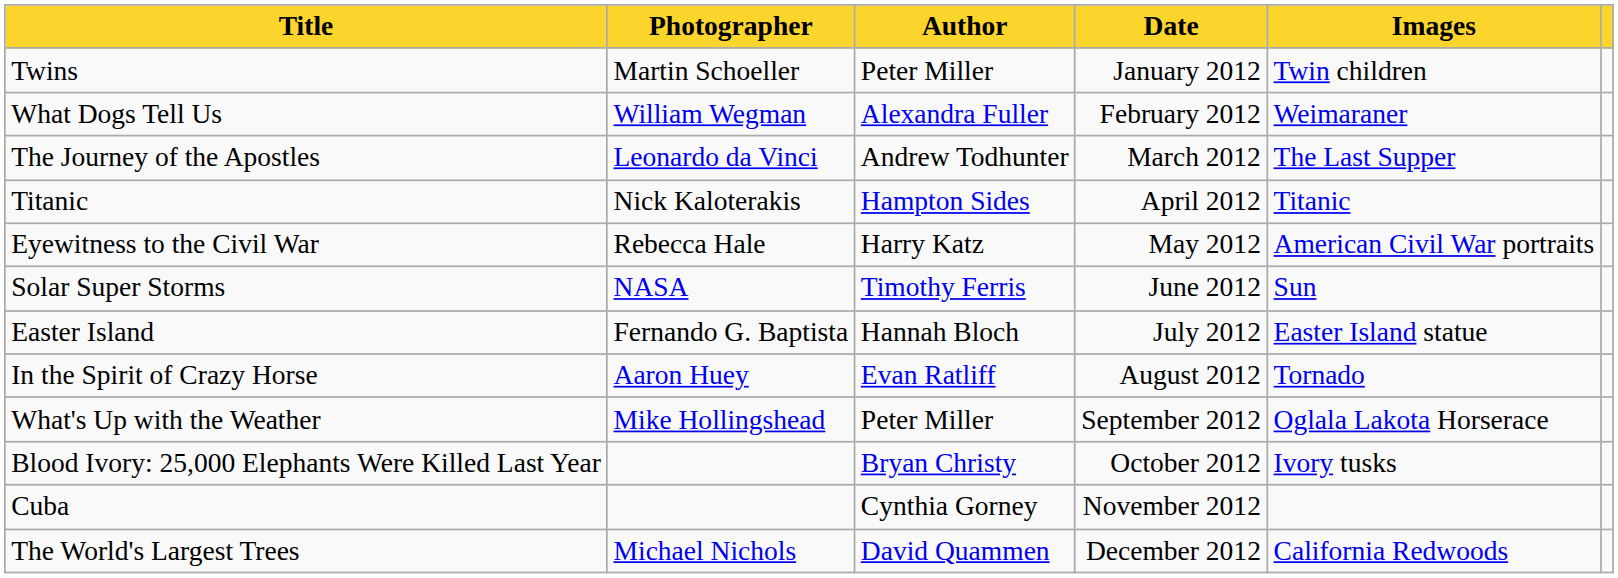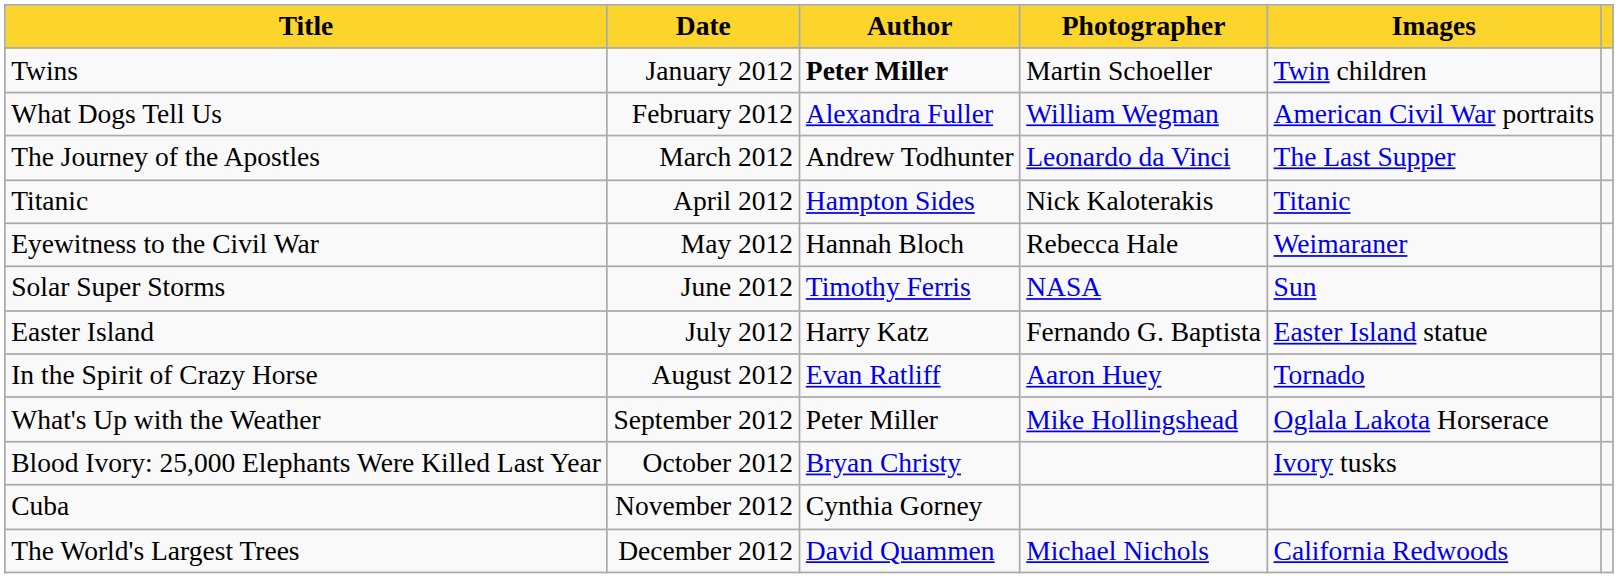columns swapped: (1171, 26) <-> (731, 26)
(927, 69) normal -> (877, 69) bold
(1340, 113) Weimaraner -> (1434, 113) American Civil War portraits
(922, 244) Harry Katz -> (885, 244) Hannah Bloch
(1434, 244) American Civil War portraits -> (1340, 244) Weimaraner
(940, 331) Hannah Bloch -> (867, 331) Harry Katz
